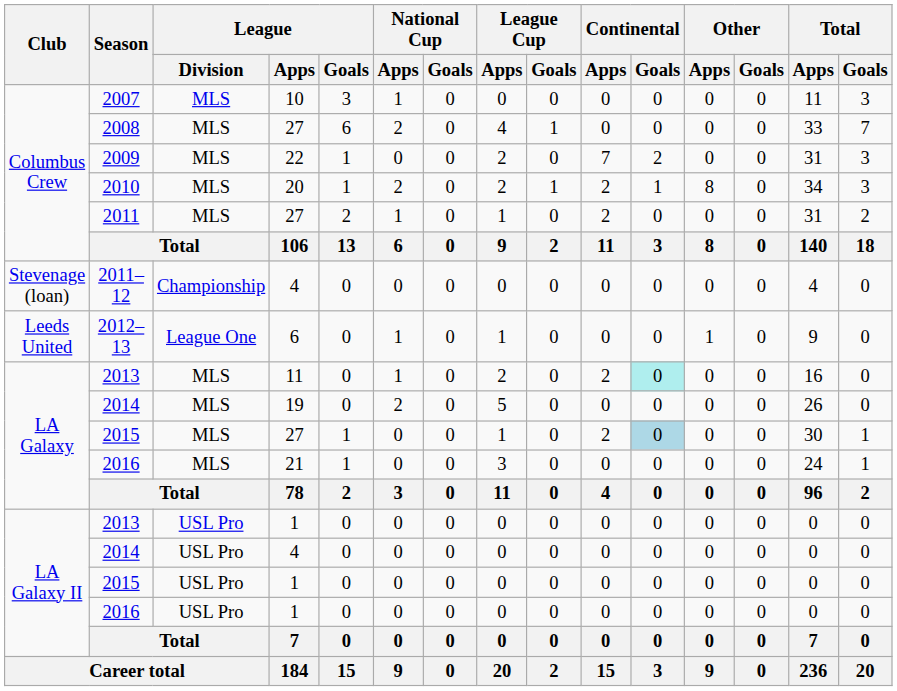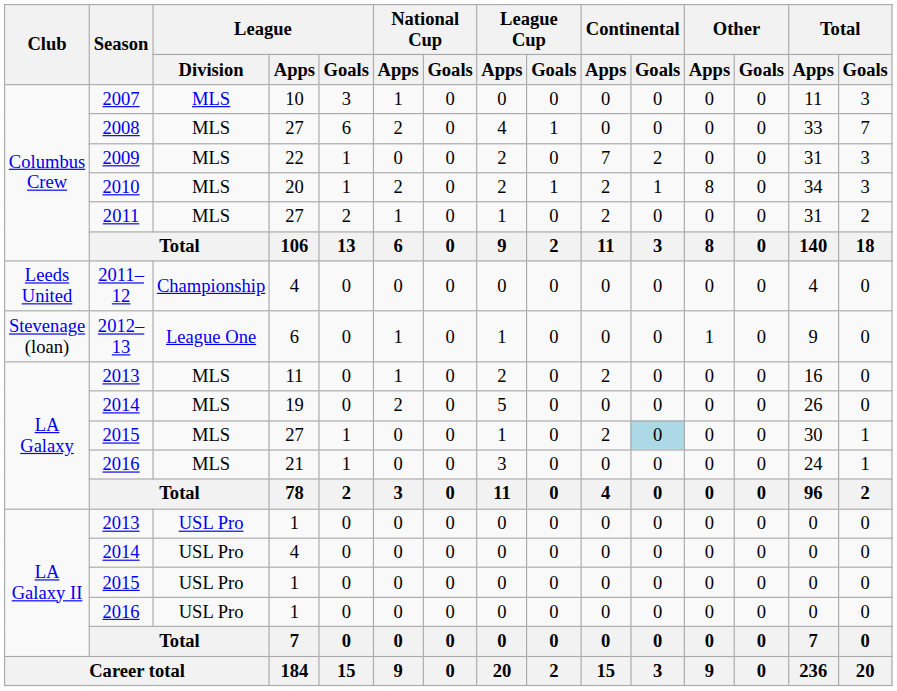(47, 286) Stevenage (loan) -> (47, 286) Leeds United
(47, 336) Leeds United -> (47, 336) Stevenage (loan)
(658, 376) paleturquoise background -> (658, 376) no background
